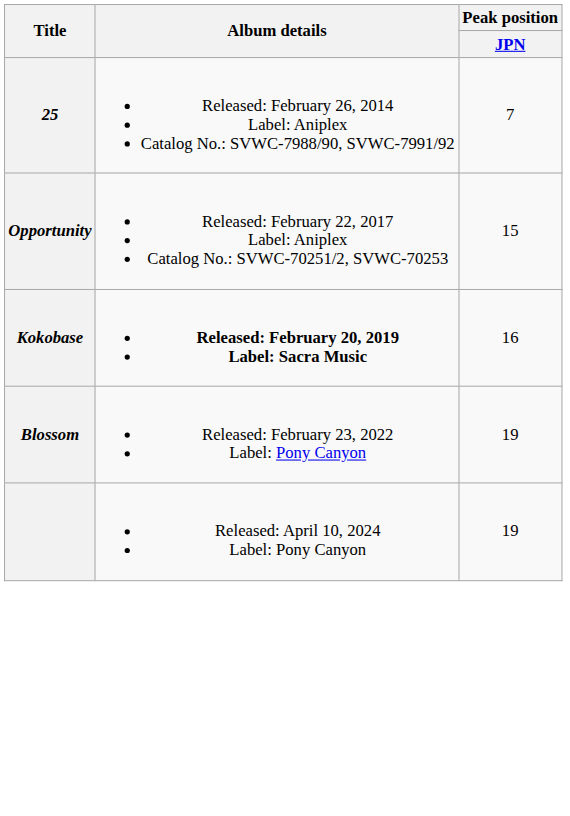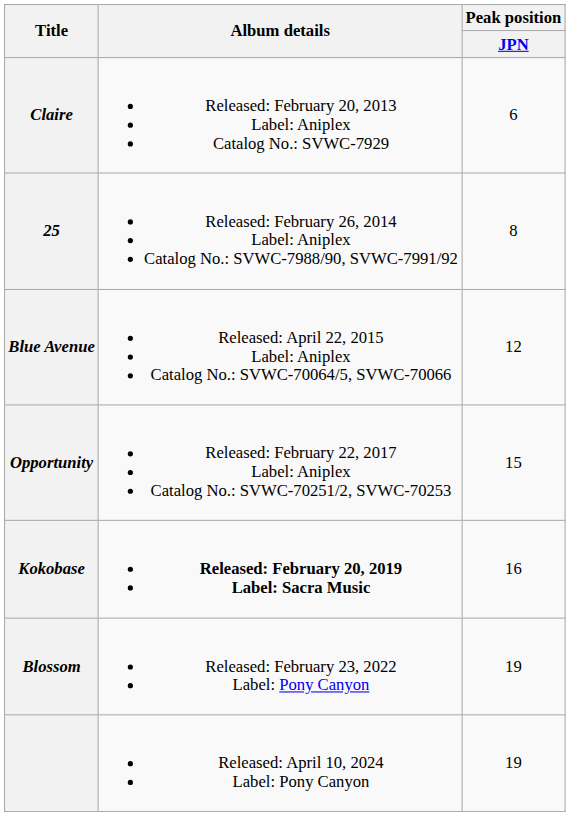+ row: (52, 115)
(510, 115) 7 -> (513, 231) 8
+ row: (52, 346)
